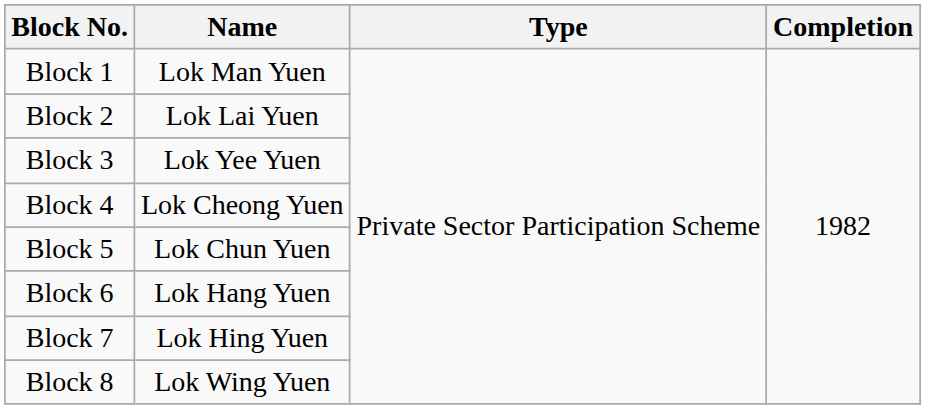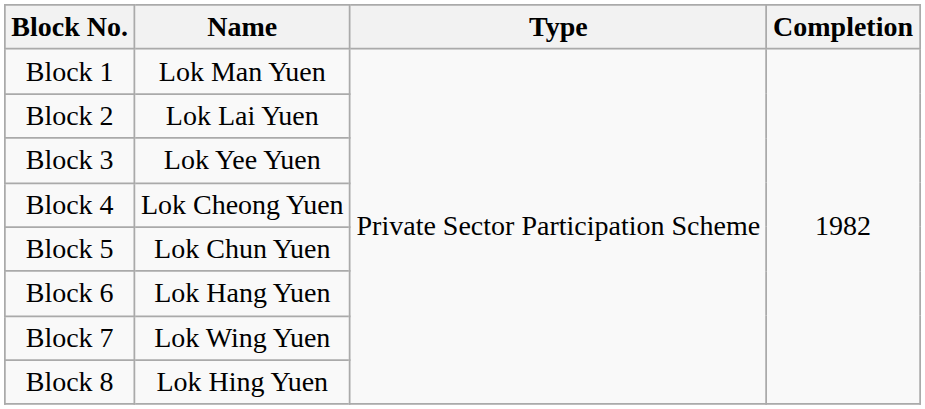(242, 337) Lok Hing Yuen -> (242, 337) Lok Wing Yuen
(242, 381) Lok Wing Yuen -> (242, 381) Lok Hing Yuen
